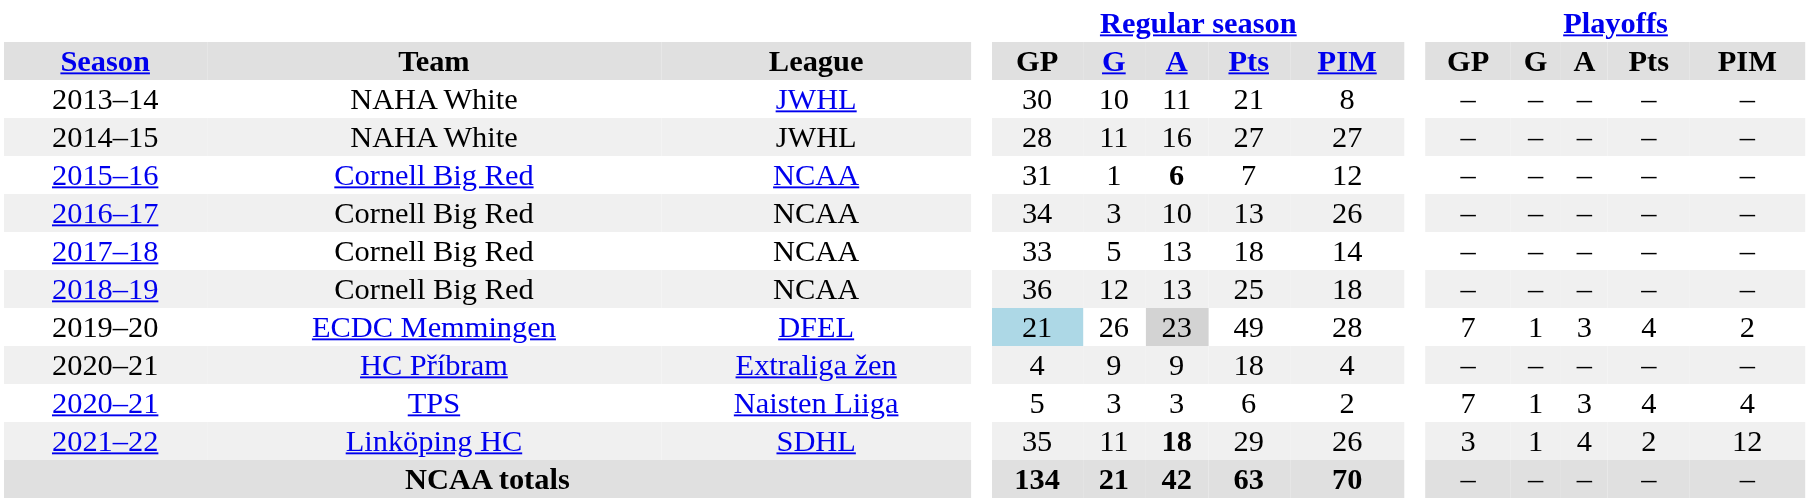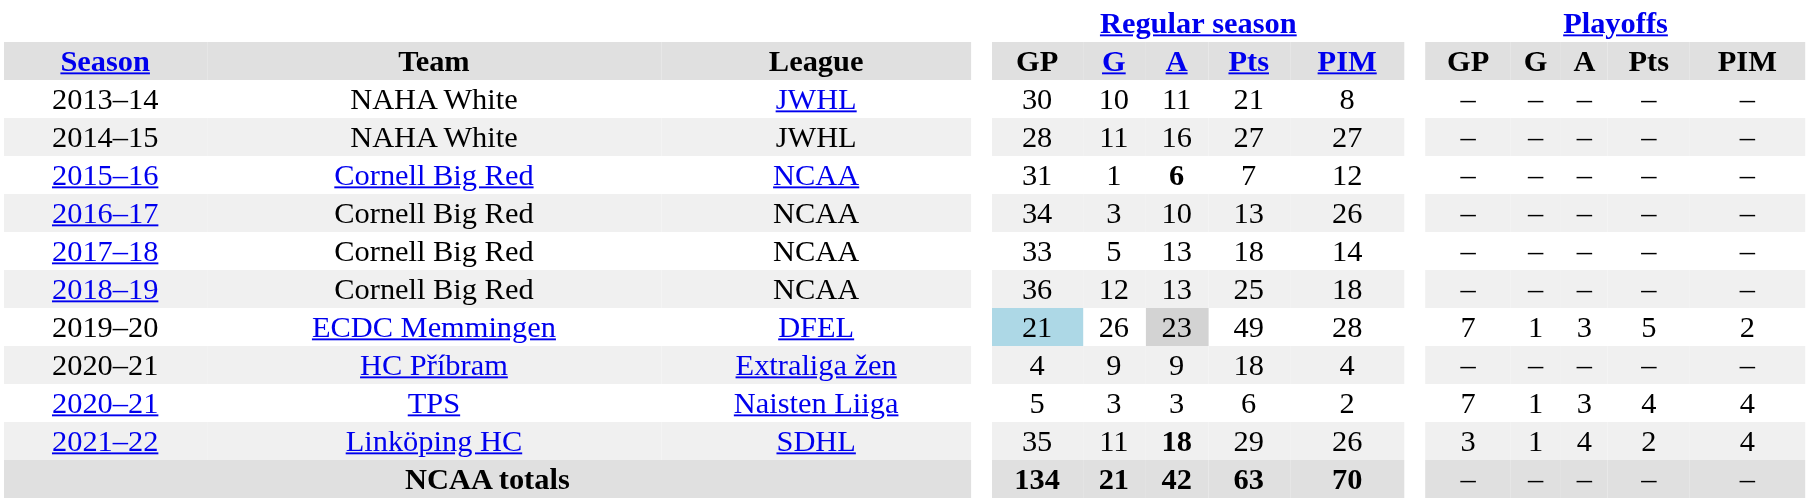(1649, 326) 4 -> (1649, 326) 5
(1747, 440) 12 -> (1747, 440) 4
